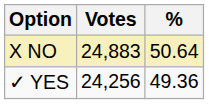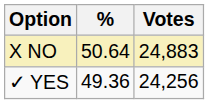columns swapped: (111, 19) <-> (174, 19)
